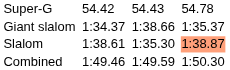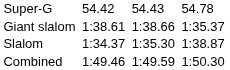(104, 26) 1:34.37 -> (104, 26) 1:38.61
(104, 44) 1:38.61 -> (104, 44) 1:34.37
(203, 44) lightsalmon background -> (203, 44) no background
